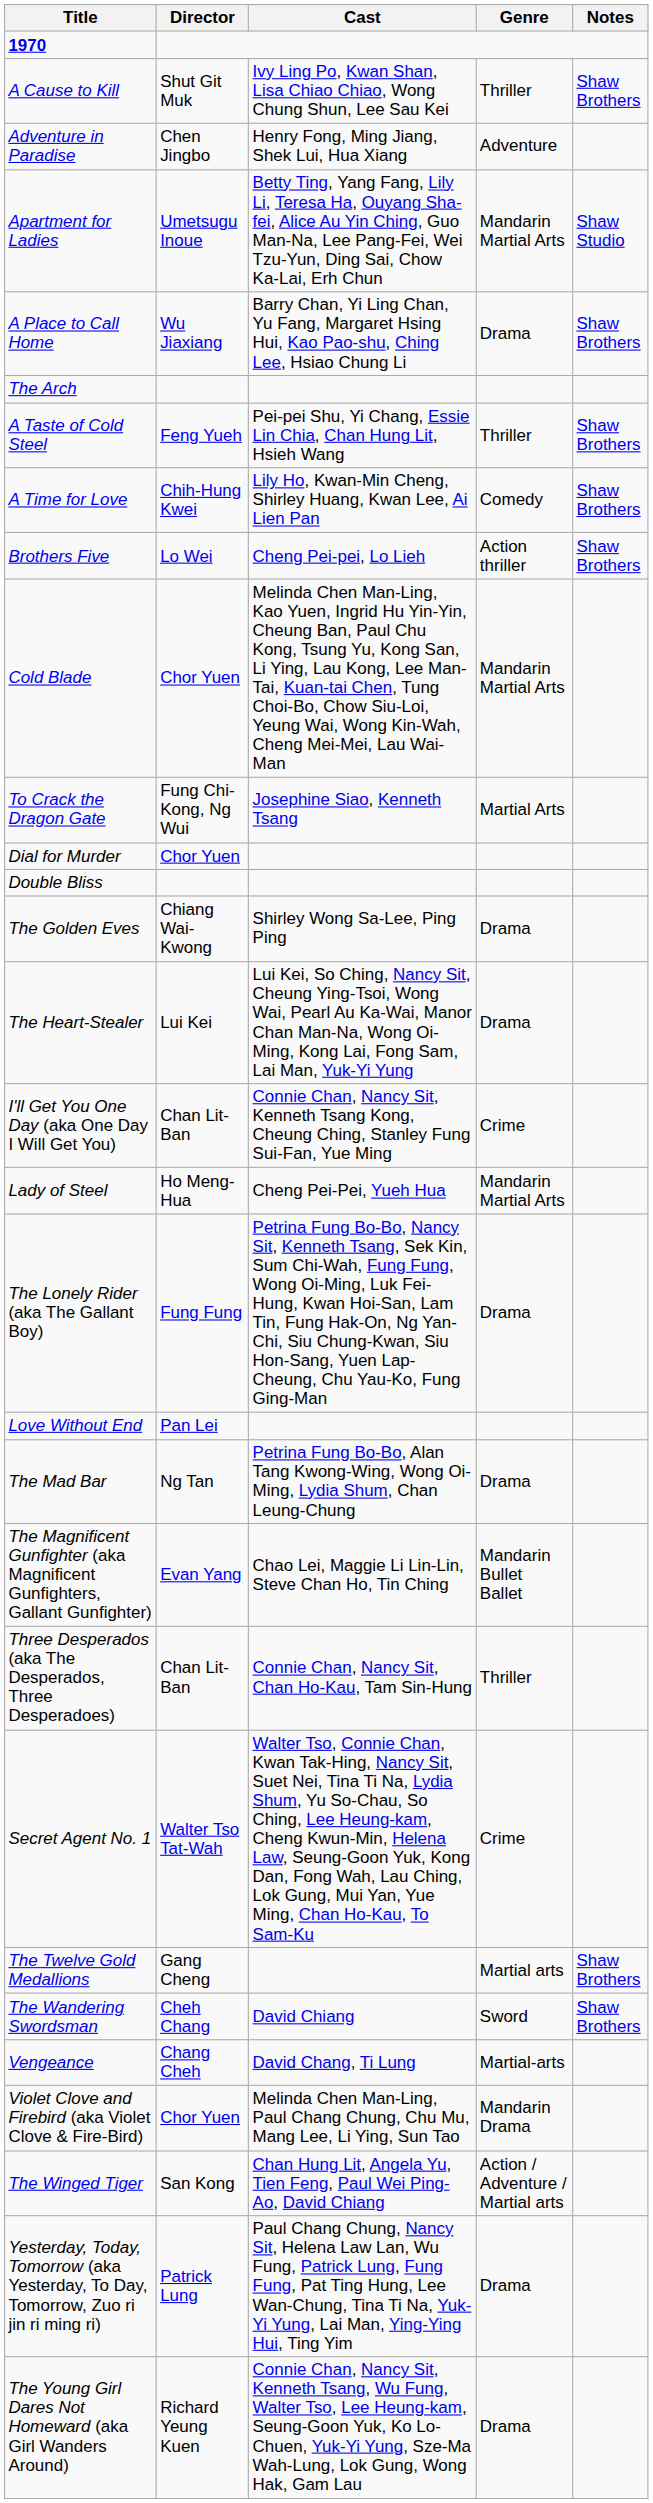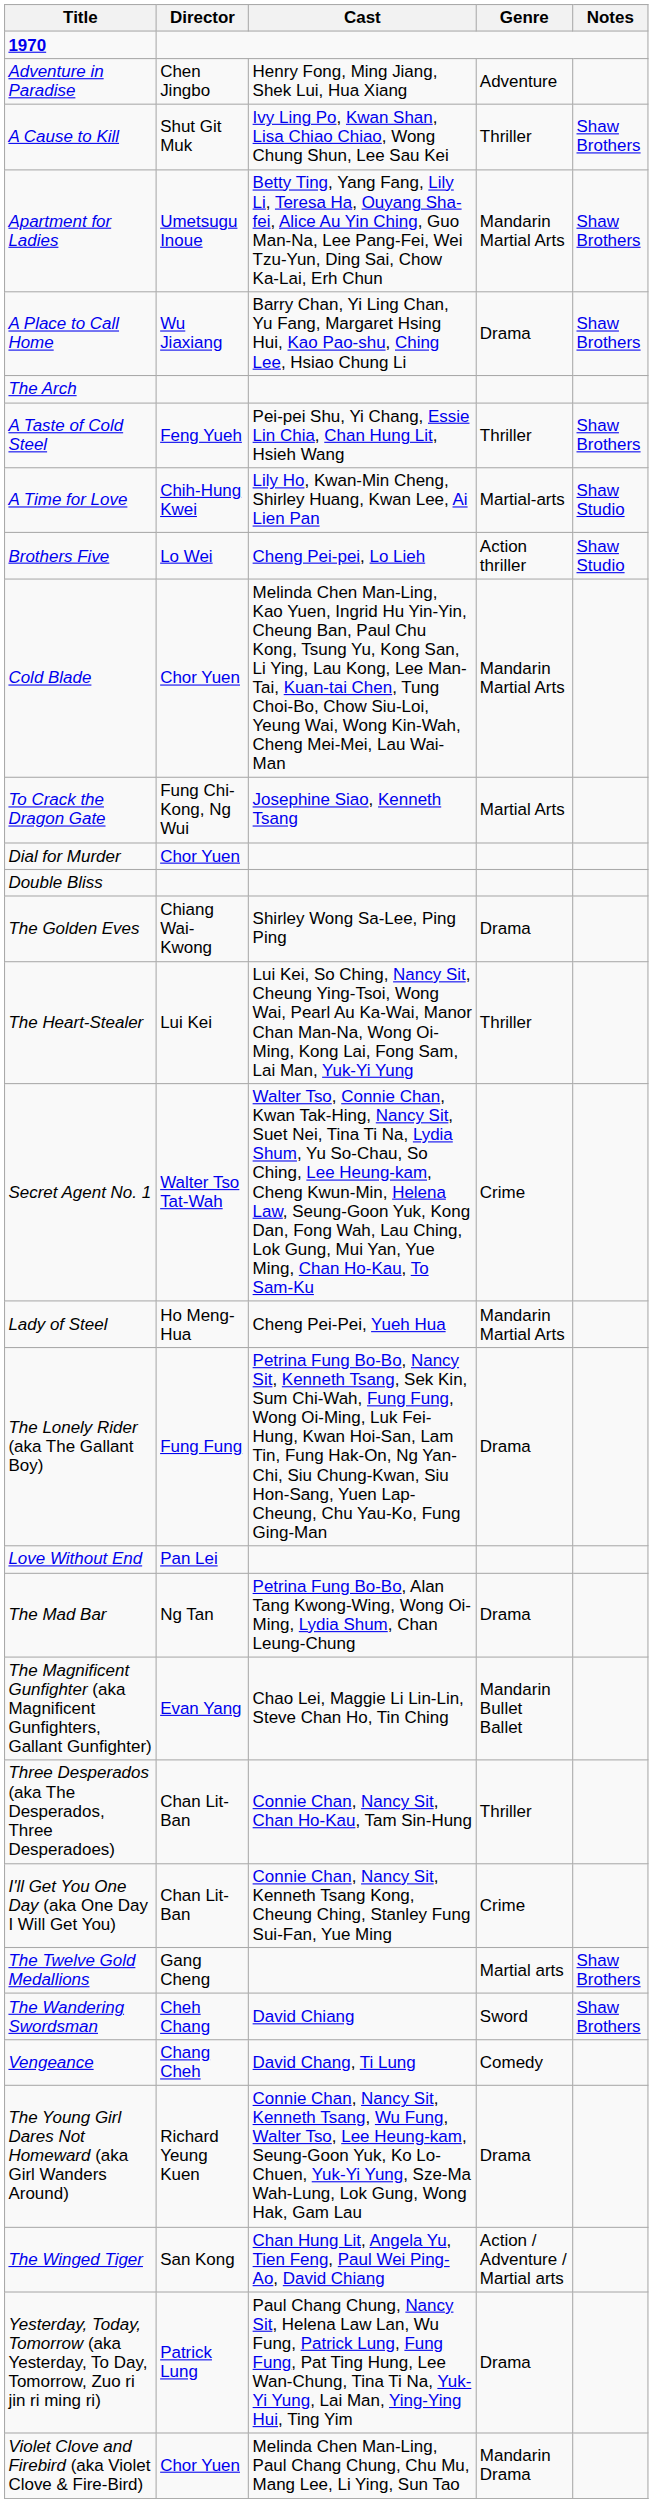rows swapped: (64, 90) <-> (56, 146)
(601, 230) Shaw Studio -> (609, 230) Shaw Brothers
(511, 500) Comedy -> (522, 500) Martial-arts
(609, 500) Shaw Brothers -> (601, 500) Shaw Studio
(609, 555) Shaw Brothers -> (601, 555) Shaw Studio
(505, 1022) Drama -> (506, 1022) Thriller
rows swapped: (78, 1125) <-> (80, 1838)
(522, 2062) Martial-arts -> (511, 2062) Comedy
rows swapped: (79, 2117) <-> (68, 2427)
